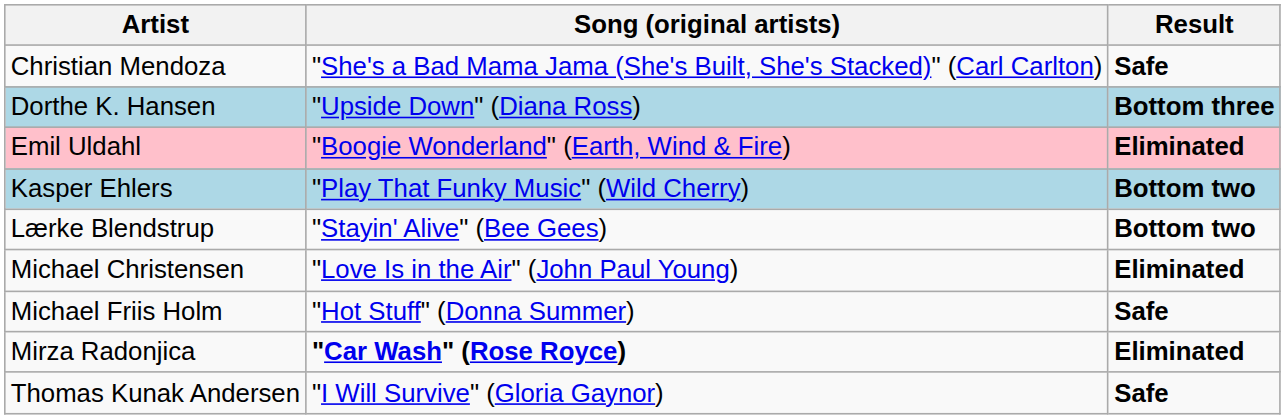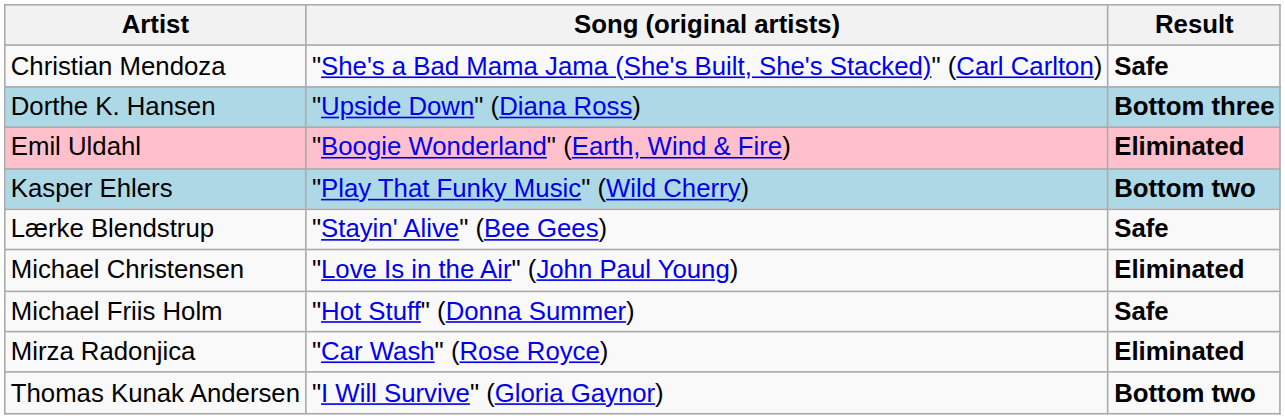(1185, 229) Bottom two -> (1141, 229) Safe
(469, 351) bold -> (460, 351) normal
(1141, 392) Safe -> (1185, 392) Bottom two
